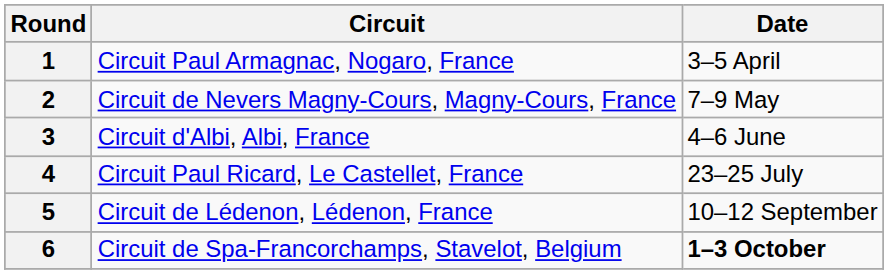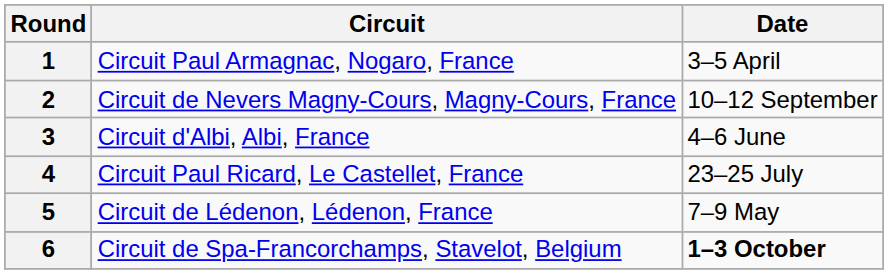(733, 99) 7–9 May -> (783, 99) 10–12 September
(783, 212) 10–12 September -> (733, 212) 7–9 May
